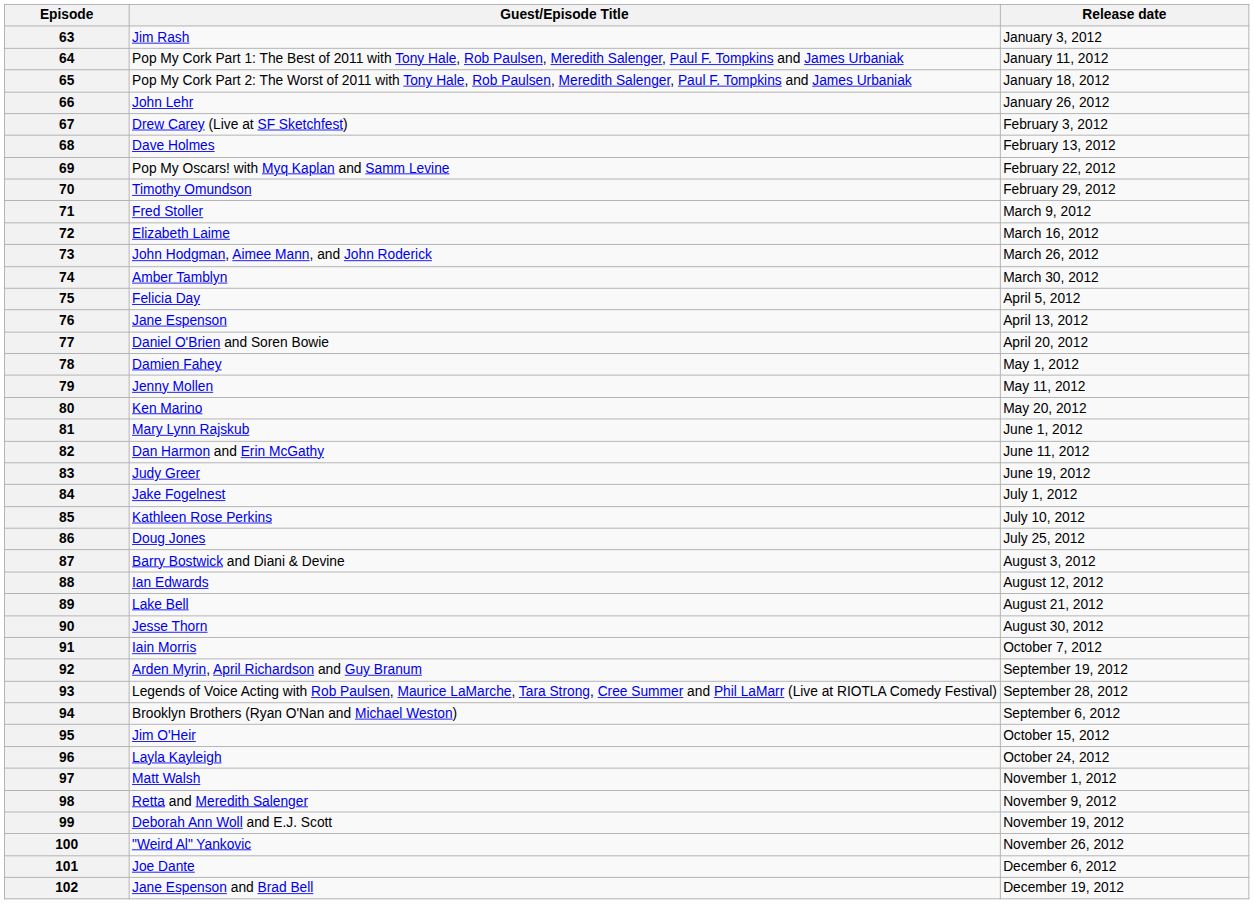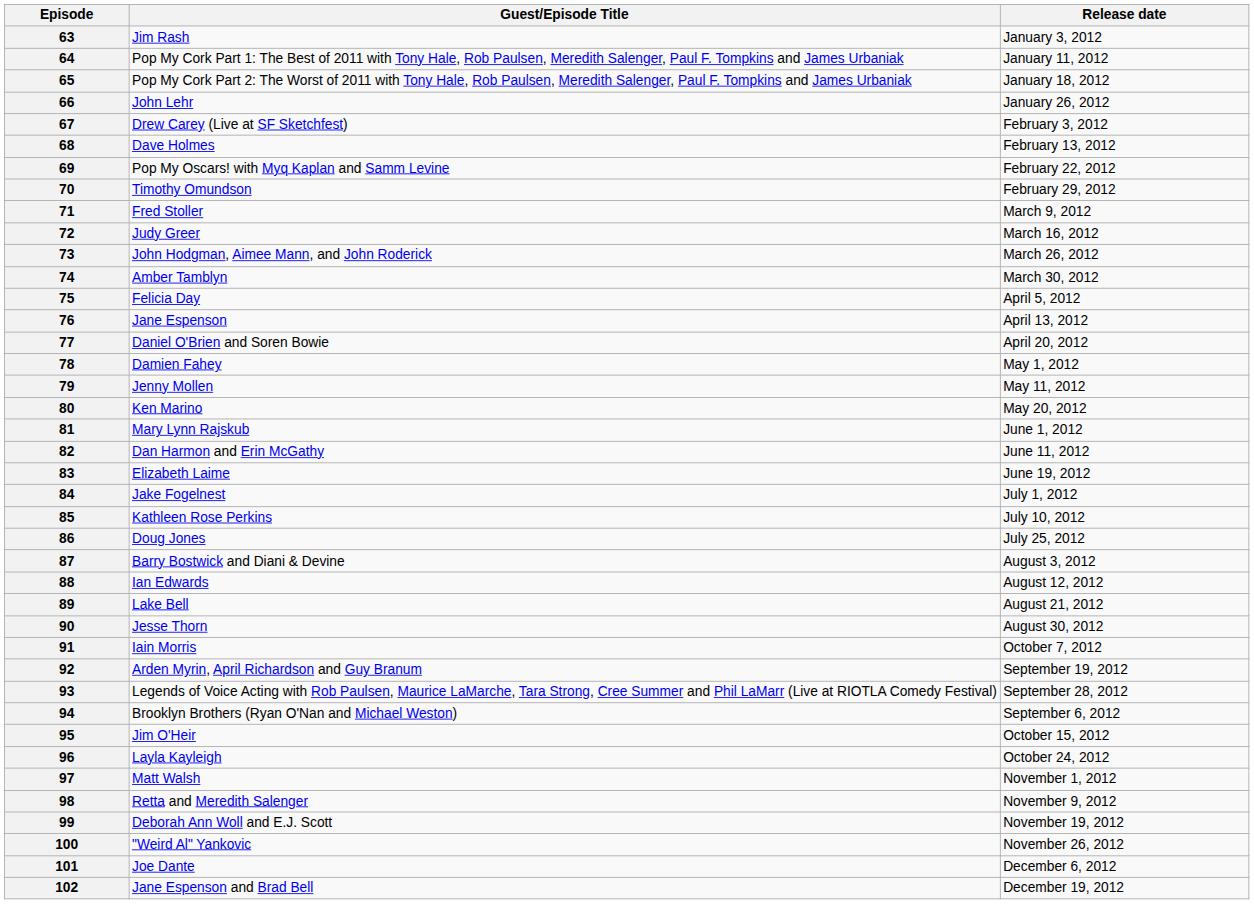(181, 233) Elizabeth Laime -> (166, 233) Judy Greer
(166, 473) Judy Greer -> (181, 473) Elizabeth Laime
